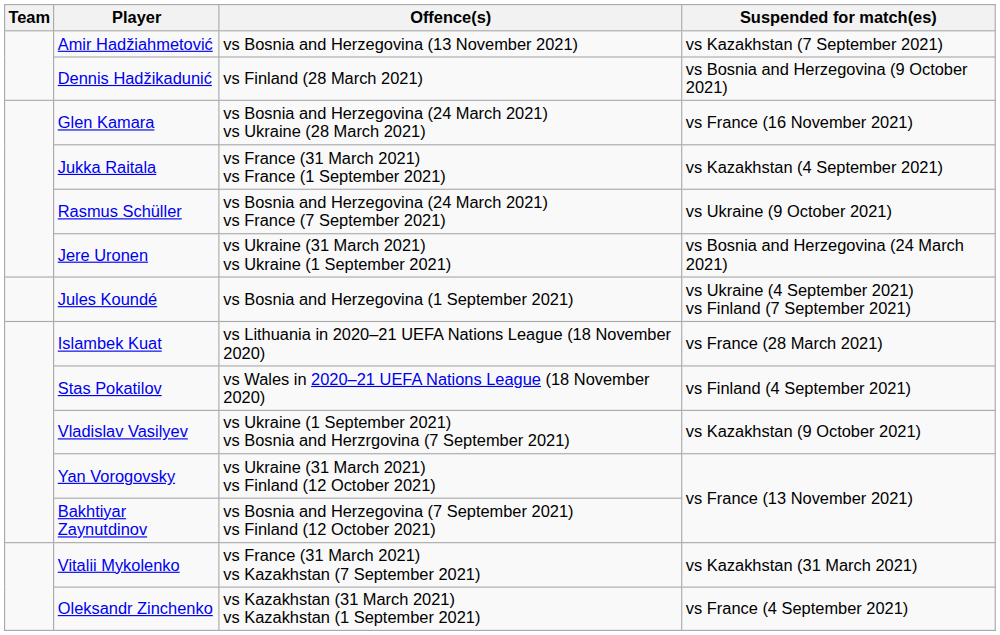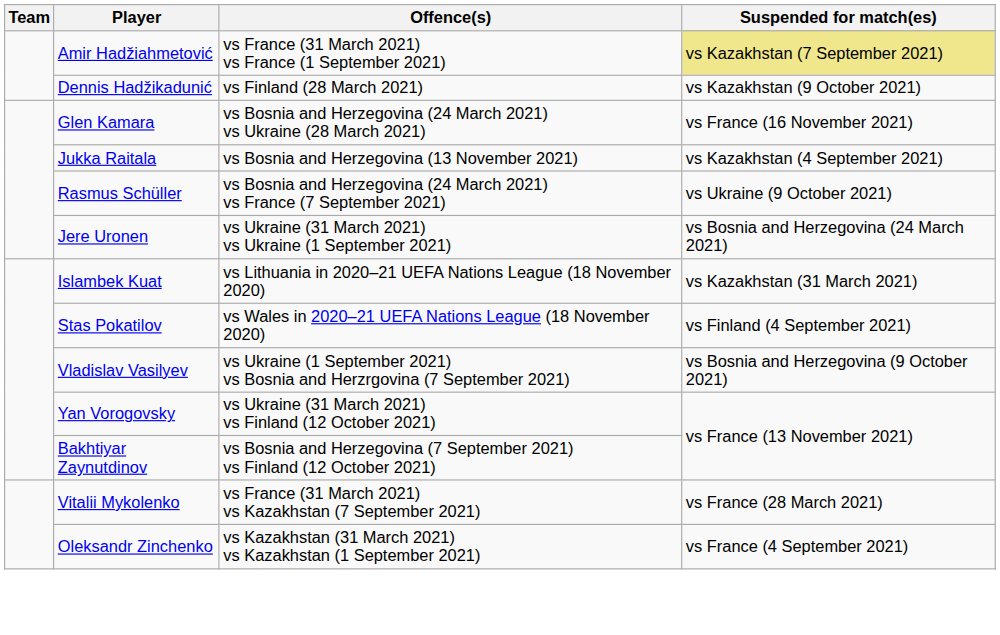(401, 44) vs Bosnia and Herzegovina (13 November 2021) -> (335, 53) vs France (31 March 2021) vs France (1 September 2021)
(814, 44) no background -> (814, 53) khaki background
(827, 79) vs Bosnia and Herzegovina (9 October 2021) -> (803, 88) vs Kazakhstan (9 October 2021)
(335, 167) vs France (31 March 2021) vs France (1 September 2021) -> (401, 158) vs Bosnia and Herzegovina (13 November 2021)
- row: (107, 300)
(784, 344) vs France (28 March 2021) -> (802, 282) vs Kazakhstan (31 March 2021)
(803, 432) vs Kazakhstan (9 October 2021) -> (827, 370) vs Bosnia and Herzegovina (9 October 2021)
(802, 565) vs Kazakhstan (31 March 2021) -> (784, 502) vs France (28 March 2021)
